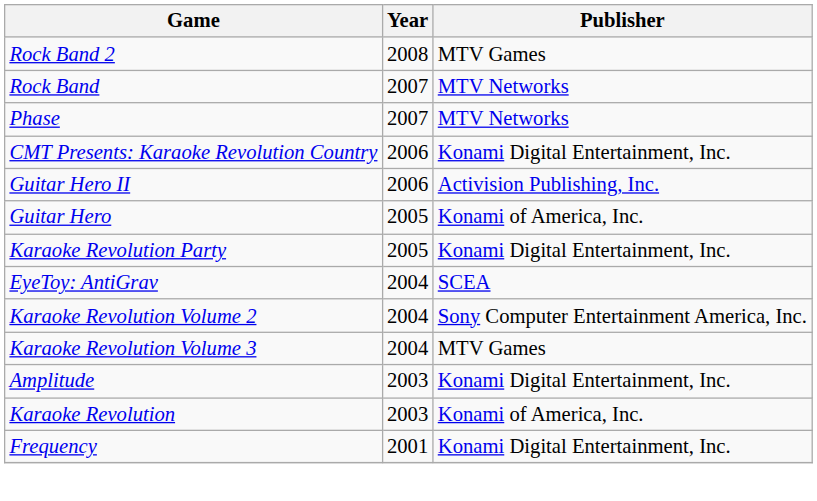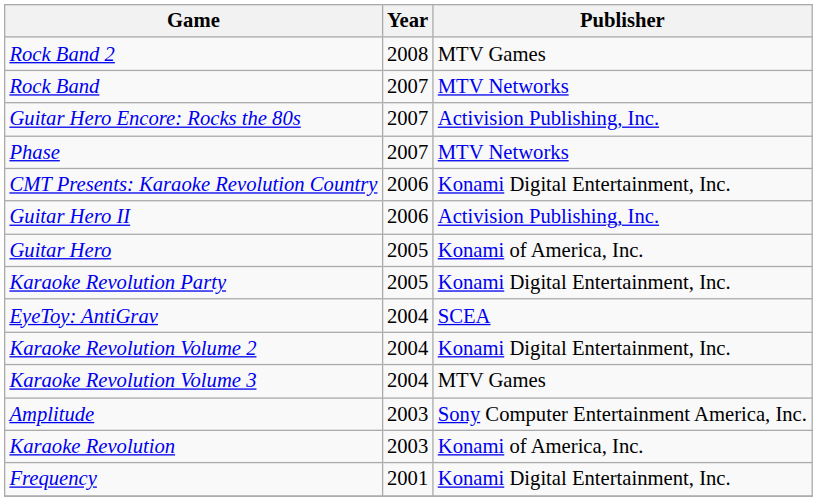+ row: (155, 119)
(622, 315) Sony Computer Entertainment America, Inc. -> (584, 348) Konami Digital Entertainment, Inc.
(584, 380) Konami Digital Entertainment, Inc. -> (622, 413) Sony Computer Entertainment America, Inc.
